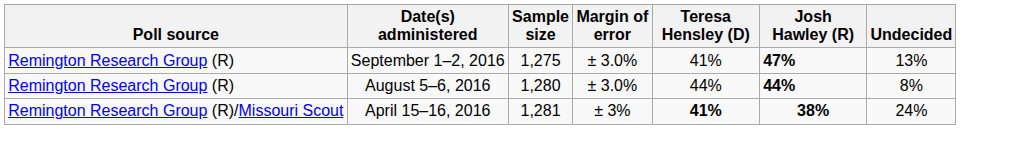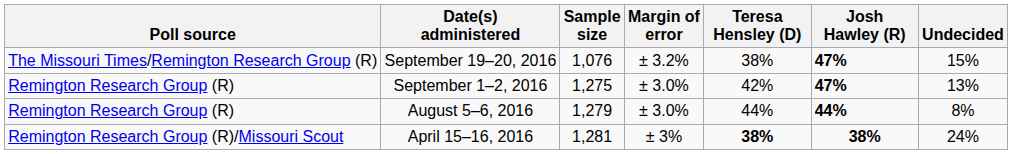+ row: (470, 60)
(706, 60) 41% -> (757, 85) 42%
(541, 85) 1,280 -> (592, 111) 1,279
(706, 111) 41% -> (757, 136) 38%
